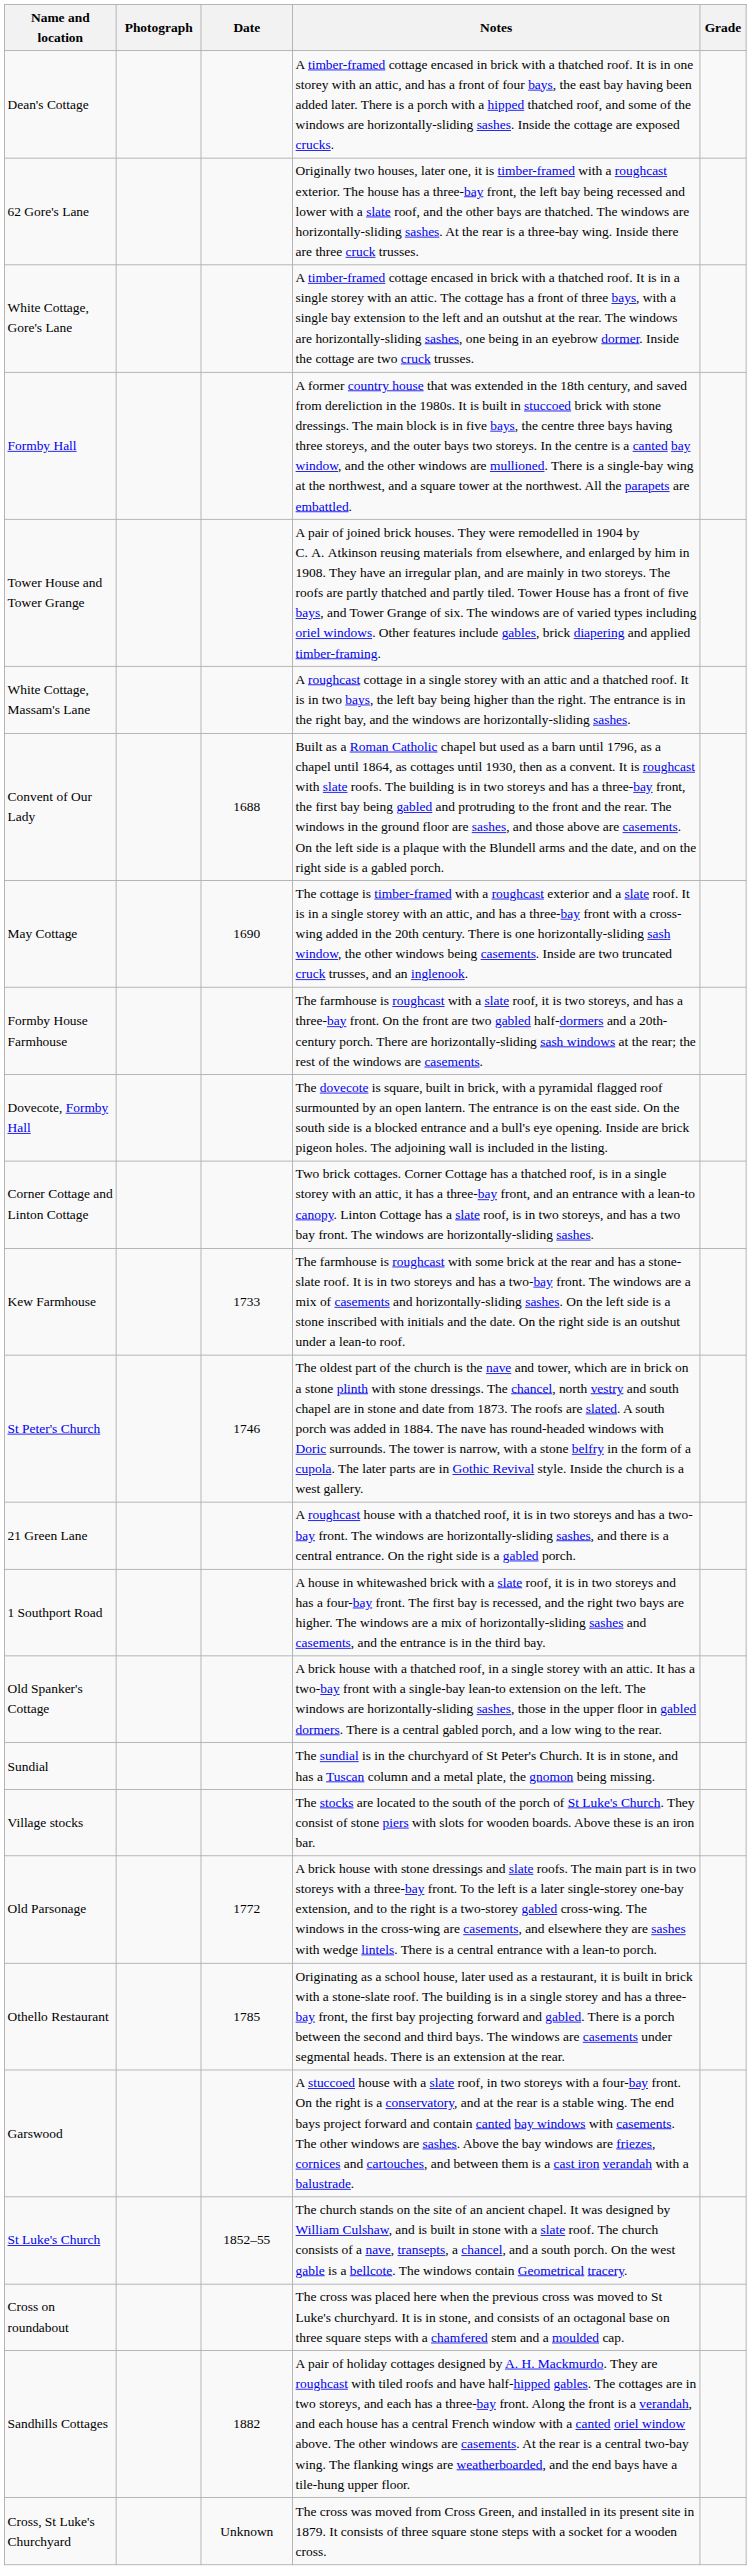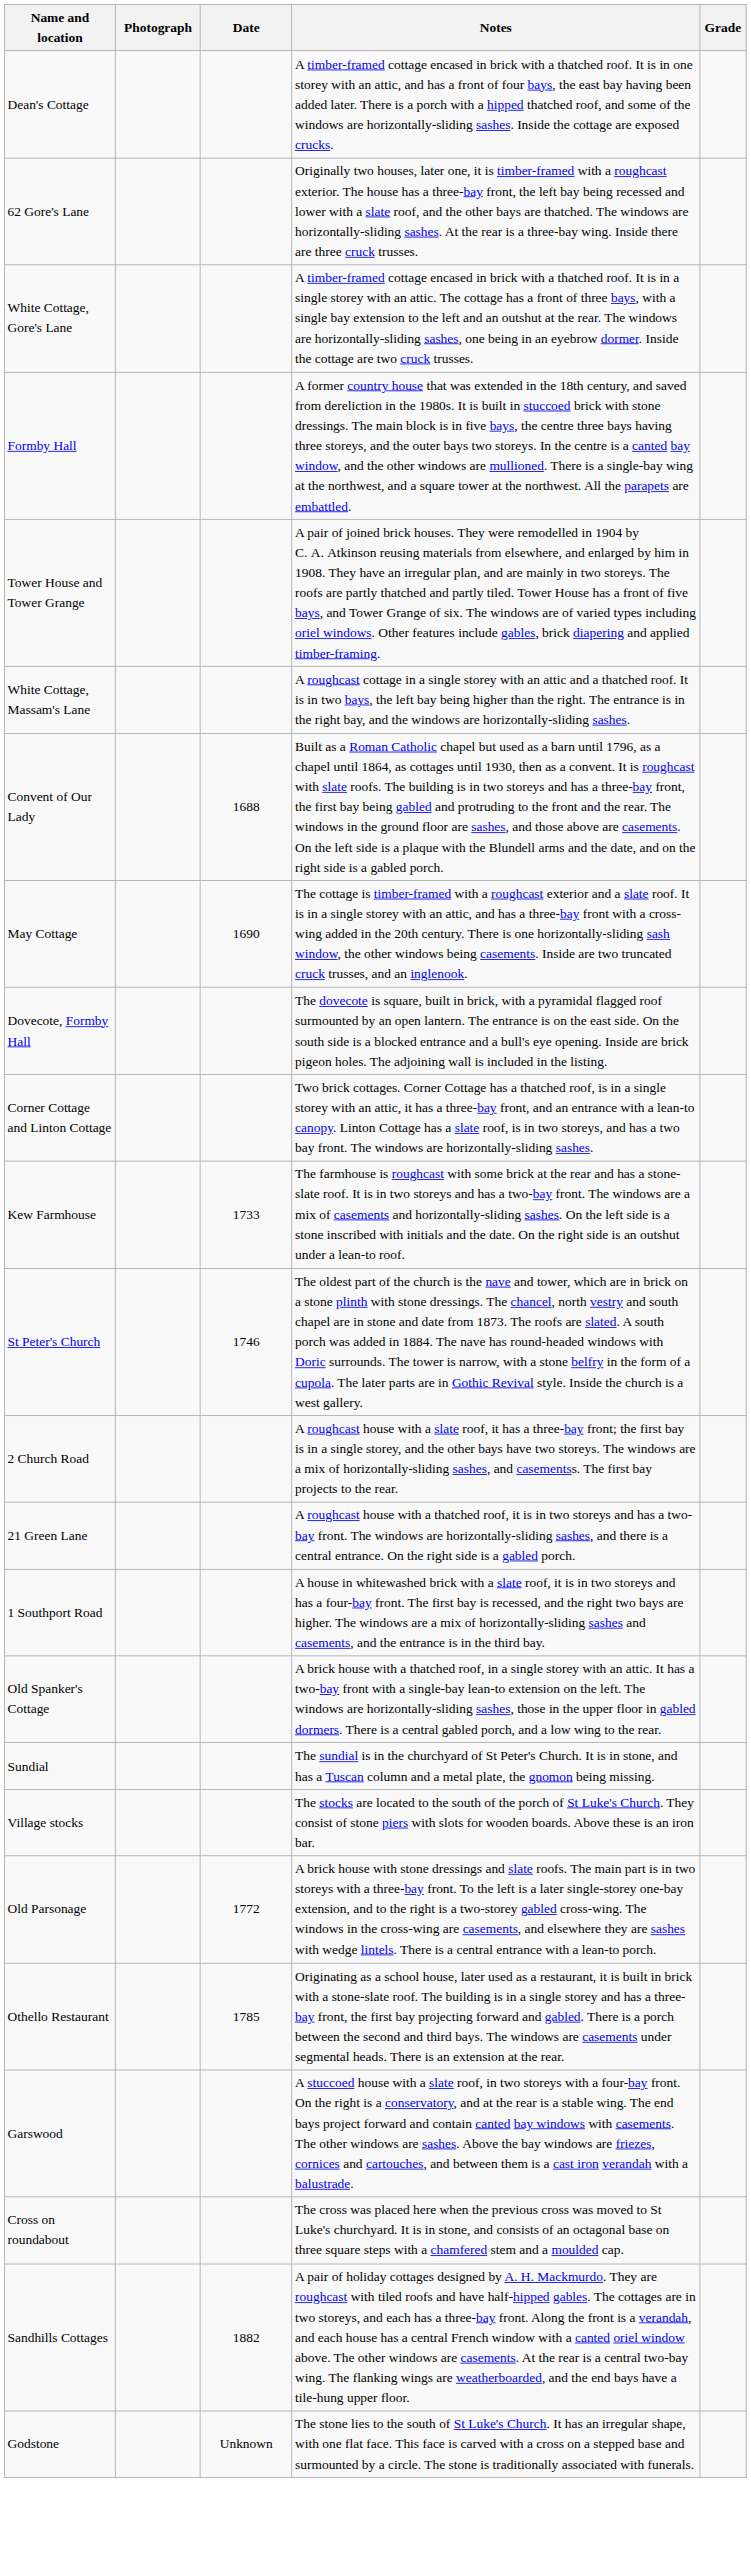- row: (48, 1031)
+ row: (48, 1459)
- row: (54, 2240)
- row: (51, 2531)
+ row: (33, 2444)
